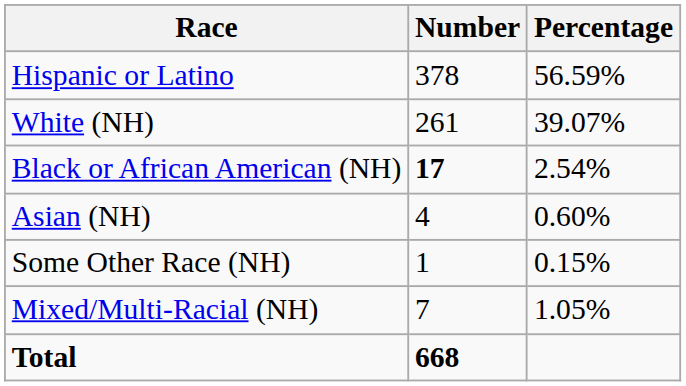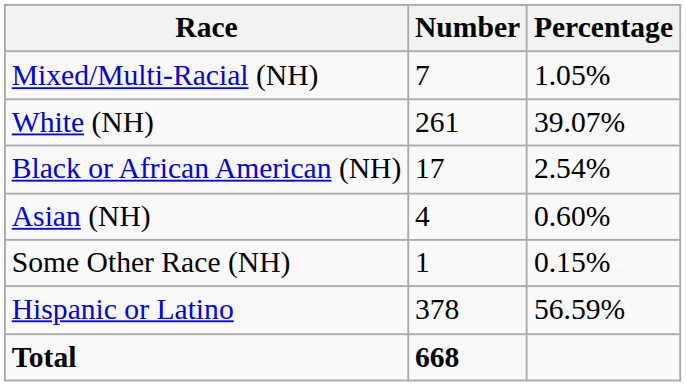rows swapped: (123, 74) <-> (165, 309)
(430, 168) bold -> (430, 168) normal
